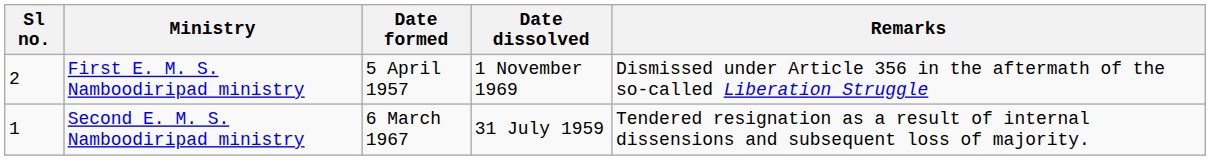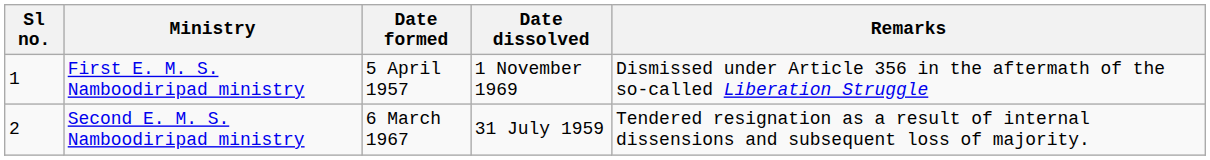(14, 80) 2 -> (14, 80) 1
(14, 130) 1 -> (14, 130) 2
